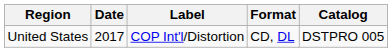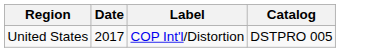- column: (273, 15)
